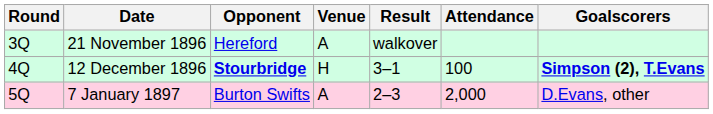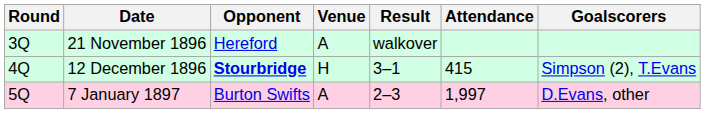(459, 69) 100 -> (459, 69) 415
(623, 69) bold -> (619, 69) normal
(465, 95) 2,000 -> (465, 95) 1,997
